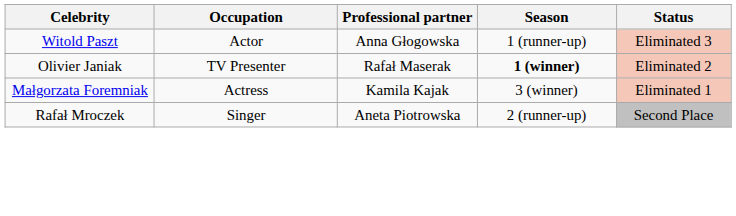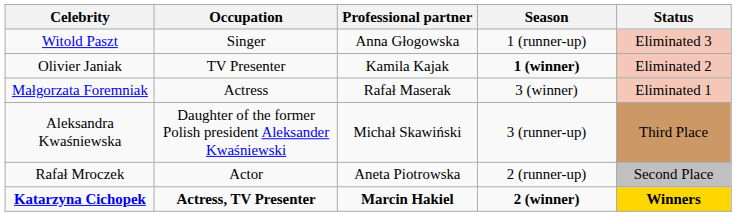(246, 41) Actor -> (246, 41) Singer
(407, 65) Rafał Maserak -> (407, 65) Kamila Kajak
(407, 90) Kamila Kajak -> (407, 90) Rafał Maserak
+ row: (80, 132)
(246, 115) Singer -> (246, 174) Actor
+ row: (80, 199)
